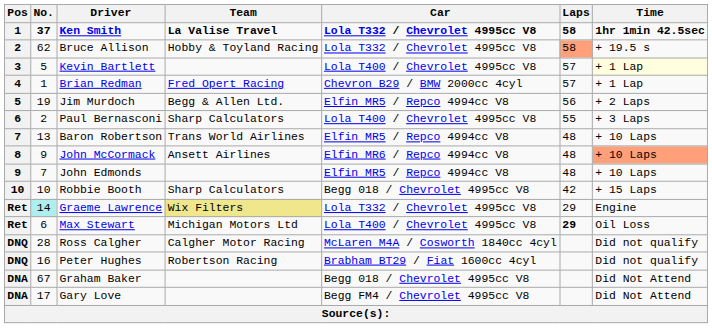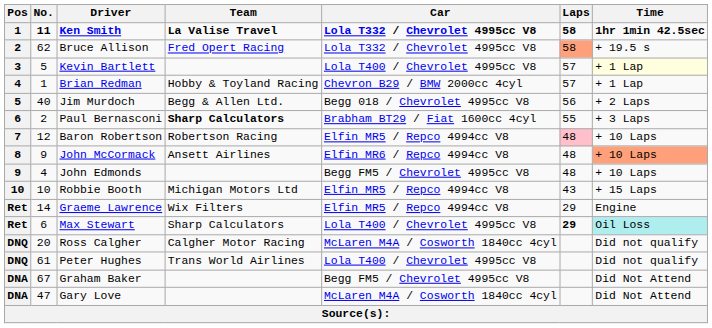(44, 31) 37 -> (44, 31) 11
(243, 49) Hobby & Toyland Racing -> (226, 49) Fred Opert Racing
(226, 84) Fred Opert Racing -> (243, 84) Hobby & Toyland Racing
(44, 102) 19 -> (44, 102) 40
(416, 102) Elfin MR5 / Repco 4994cc V8 -> (427, 102) Begg 018 / Chevrolet 4995cc V8
(226, 120) normal -> (226, 120) bold
(430, 120) Lola T400 / Chevrolet 4995cc V8 -> (430, 120) Brabham BT29 / Fiat 1600cc 4cyl
(44, 137) 13 -> (44, 137) 12
(236, 137) Trans World Airlines -> (223, 137) Robertson Racing
(569, 137) no background -> (569, 137) pink background
(44, 173) 7 -> (44, 173) 4
(416, 173) Elfin MR5 / Repco 4994cc V8 -> (427, 173) Begg FM5 / Chevrolet 4995cc V8
(226, 190) Sharp Calculators -> (233, 190) Michigan Motors Ltd
(427, 190) Begg 018 / Chevrolet 4995cc V8 -> (416, 190) Elfin MR5 / Repco 4994cc V8
(569, 190) 42 -> (569, 190) 43
(44, 208) paleturquoise background -> (44, 208) no background
(205, 208) khaki background -> (205, 208) no background
(430, 208) Lola T332 / Chevrolet 4995cc V8 -> (416, 208) Elfin MR5 / Repco 4994cc V8
(233, 226) Michigan Motors Ltd -> (226, 226) Sharp Calculators
(623, 226) no background -> (623, 226) paleturquoise background
(44, 243) 28 -> (44, 243) 20
(44, 261) 16 -> (44, 261) 61
(223, 261) Robertson Racing -> (236, 261) Trans World Airlines
(430, 261) Brabham BT29 / Fiat 1600cc 4cyl -> (430, 261) Lola T400 / Chevrolet 4995cc V8
(427, 279) Begg 018 / Chevrolet 4995cc V8 -> (427, 279) Begg FM5 / Chevrolet 4995cc V8
(44, 296) 17 -> (44, 296) 47
(427, 296) Begg FM4 / Chevrolet 4995cc V8 -> (440, 296) McLaren M4A / Cosworth 1840cc 4cyl
